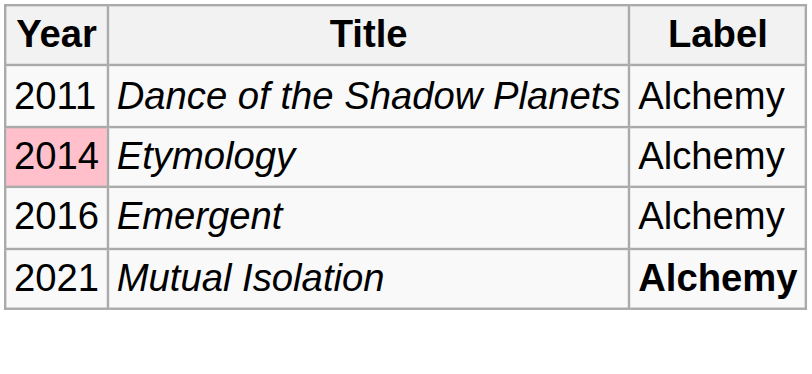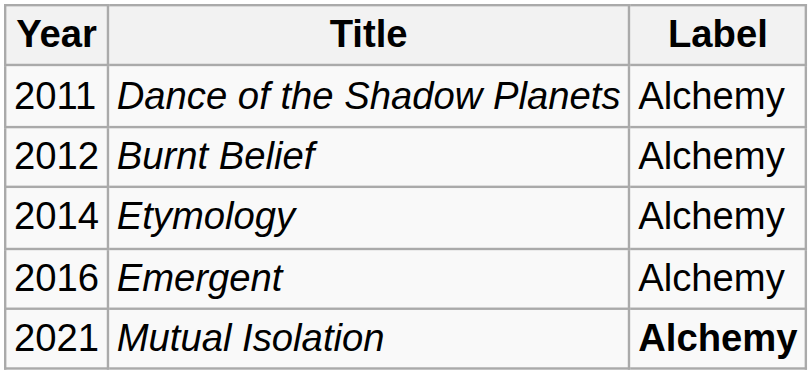+ row: (216, 156)
(57, 156) pink background -> (57, 216) no background
